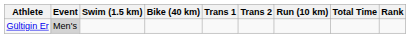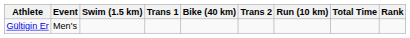columns swapped: (220, 12) <-> (173, 12)
(65, 26) lightgrey background -> (65, 26) no background
